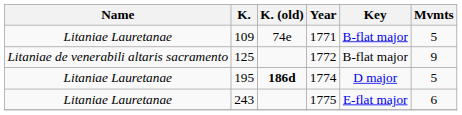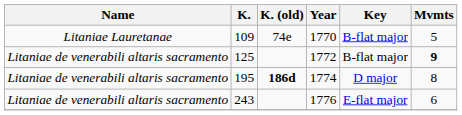(323, 36) 1771 -> (323, 36) 1770
(434, 57) normal -> (434, 57) bold
(118, 78) Litaniae Lauretanae -> (118, 78) Litaniae de venerabili altaris sacramento
(434, 78) 5 -> (434, 78) 8
(118, 99) Litaniae Lauretanae -> (118, 99) Litaniae de venerabili altaris sacramento
(323, 99) 1775 -> (323, 99) 1776
